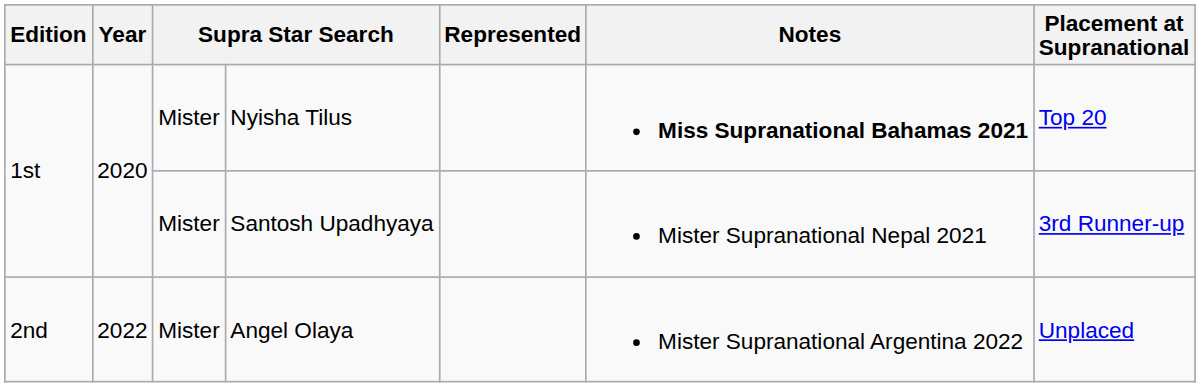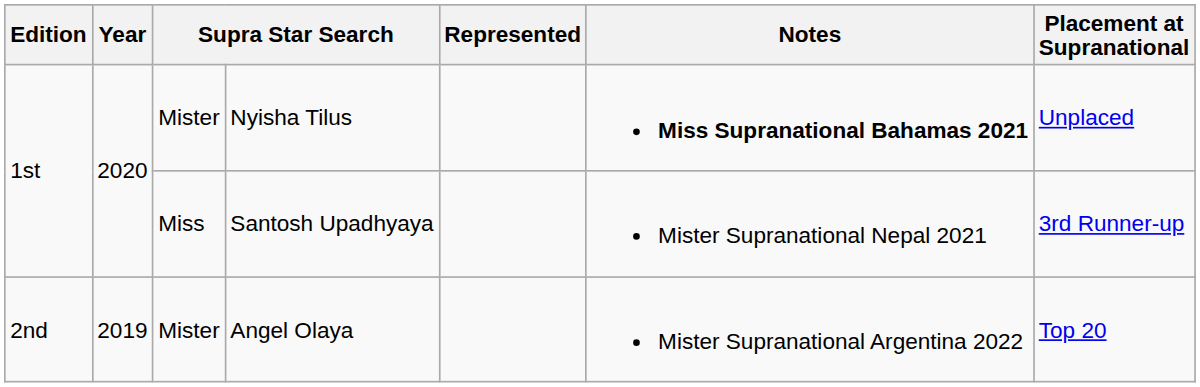(1073, 118) Top 20 -> (1086, 118) Unplaced
(189, 223) Mister -> (181, 223) Miss
(122, 329) 2022 -> (122, 329) 2019
(1086, 329) Unplaced -> (1073, 329) Top 20
